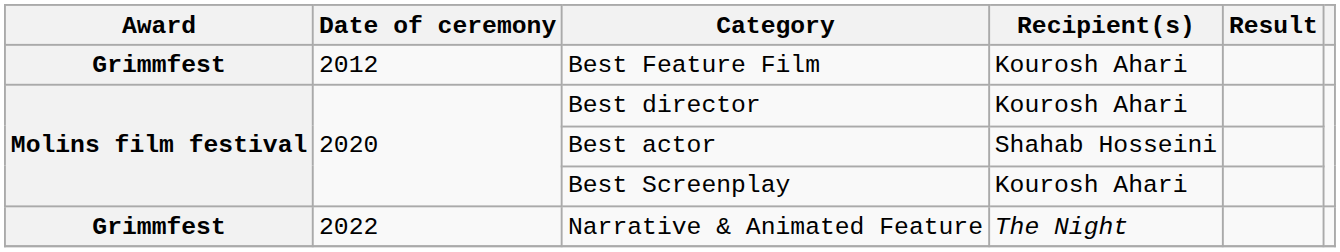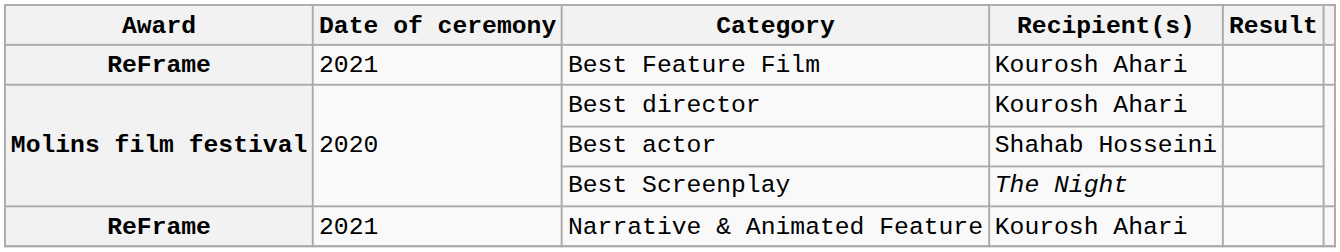(159, 65) Grimmfest -> (159, 65) ReFrame
(349, 65) 2012 -> (349, 65) 2021
(1091, 186) Kourosh Ahari -> (1061, 186) The Night
(159, 226) Grimmfest -> (159, 226) ReFrame
(349, 226) 2022 -> (349, 226) 2021
(1061, 226) The Night -> (1091, 226) Kourosh Ahari
